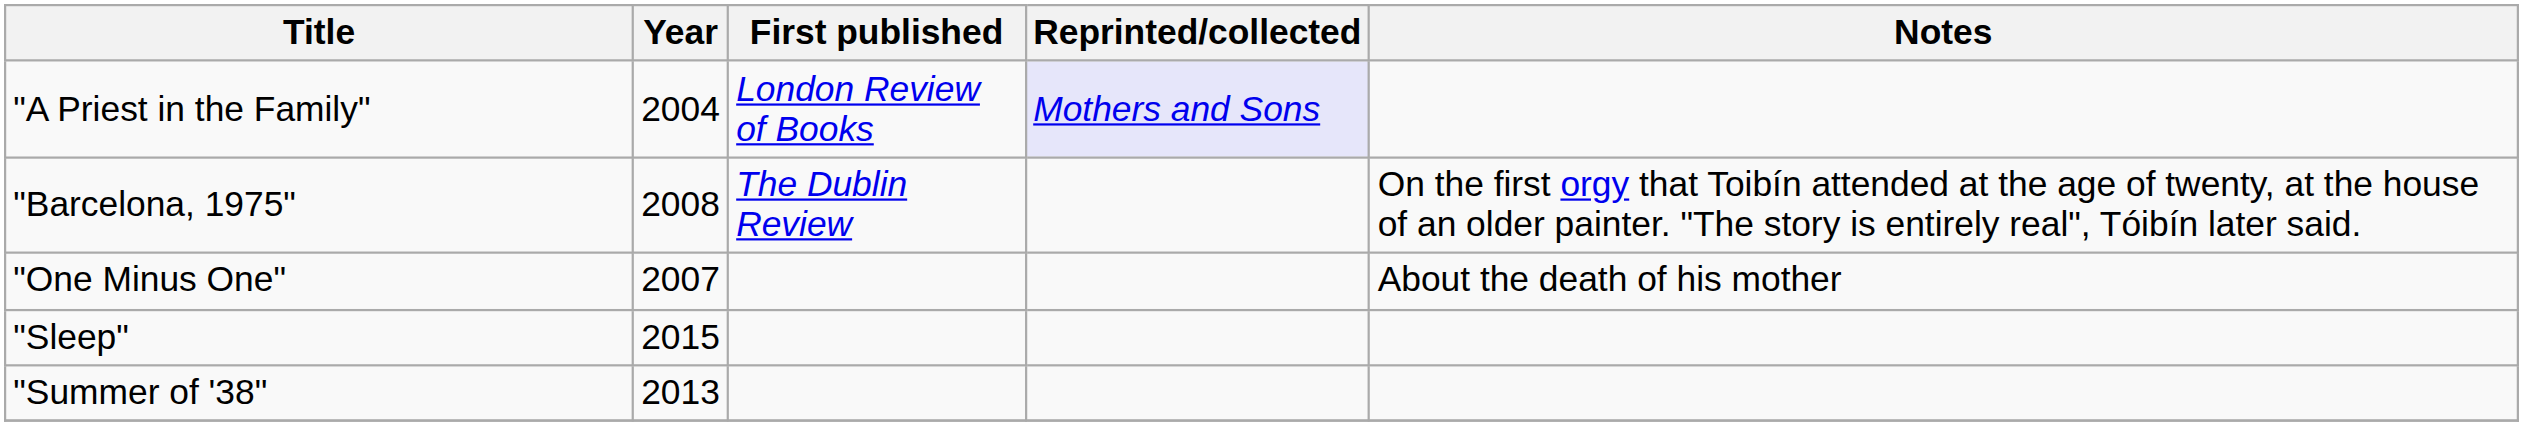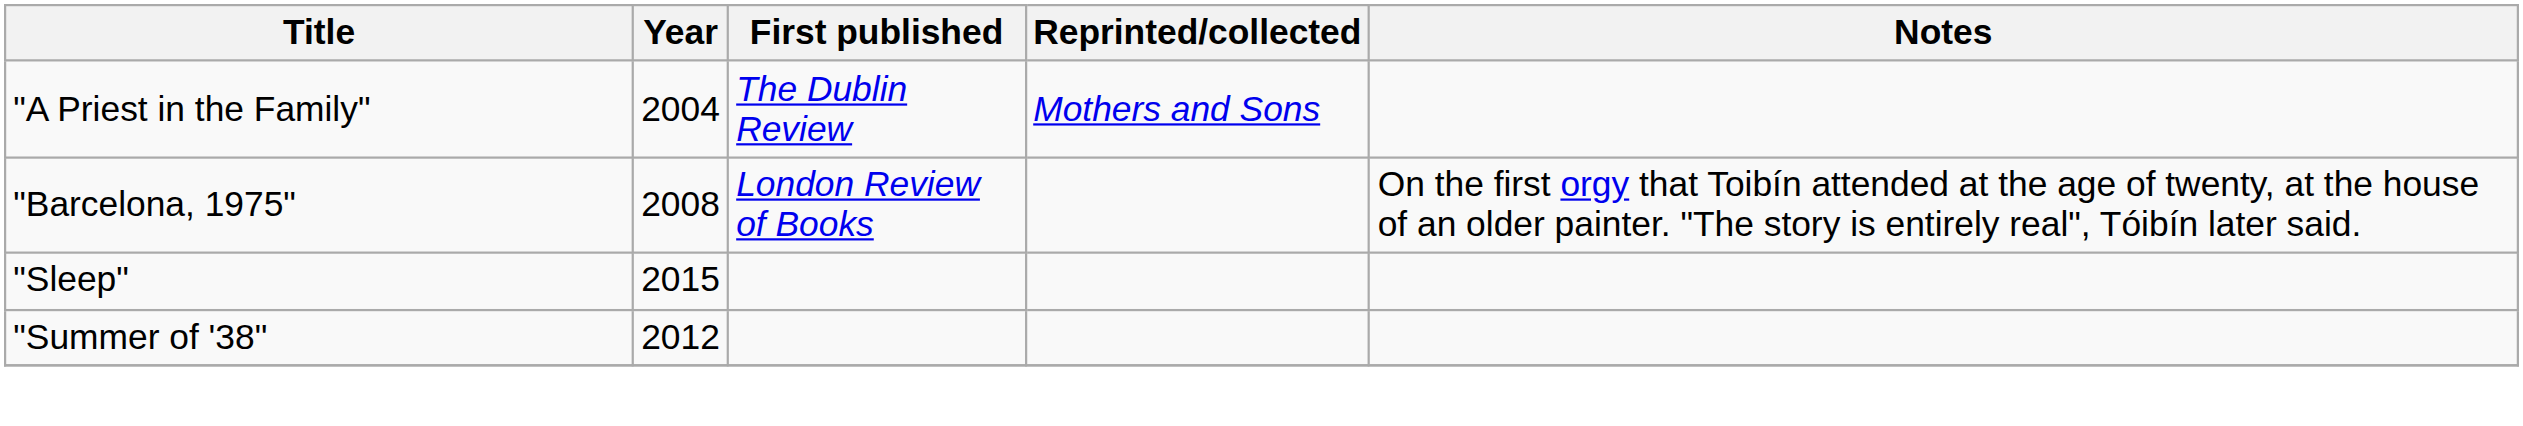(858, 108) London Review of Books -> (822, 108) The Dublin Review
(1177, 108) lavender background -> (1177, 108) no background
(822, 204) The Dublin Review -> (858, 204) London Review of Books
- row: (150, 280)
(681, 392) 2013 -> (681, 336) 2012
